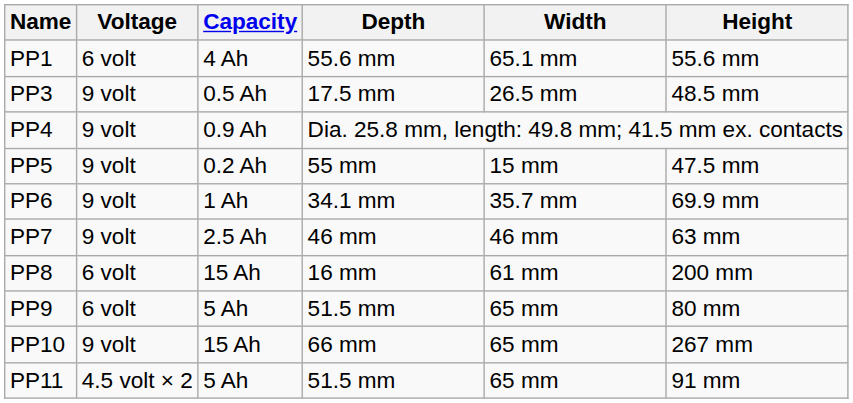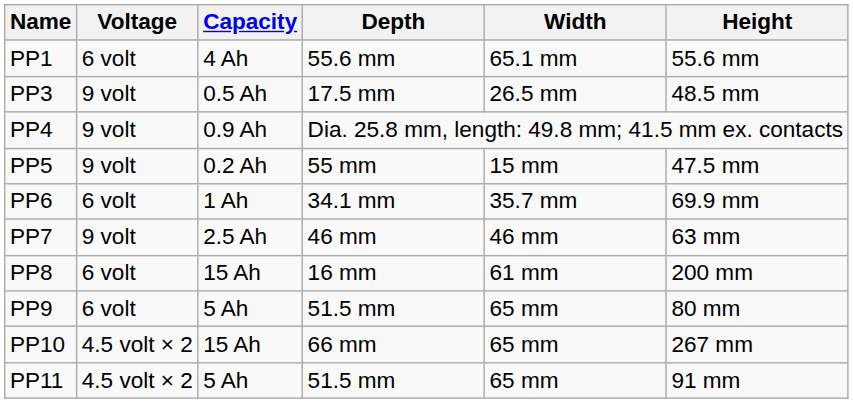(109, 201) 9 volt -> (109, 201) 6 volt
(109, 344) 9 volt -> (137, 344) 4.5 volt × 2
